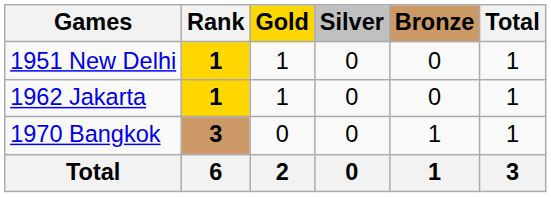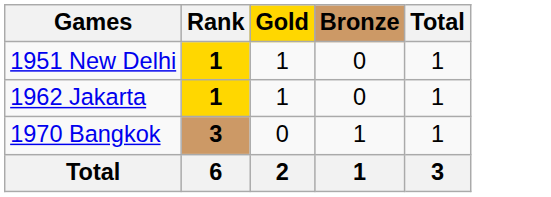- column: (352, 23)
